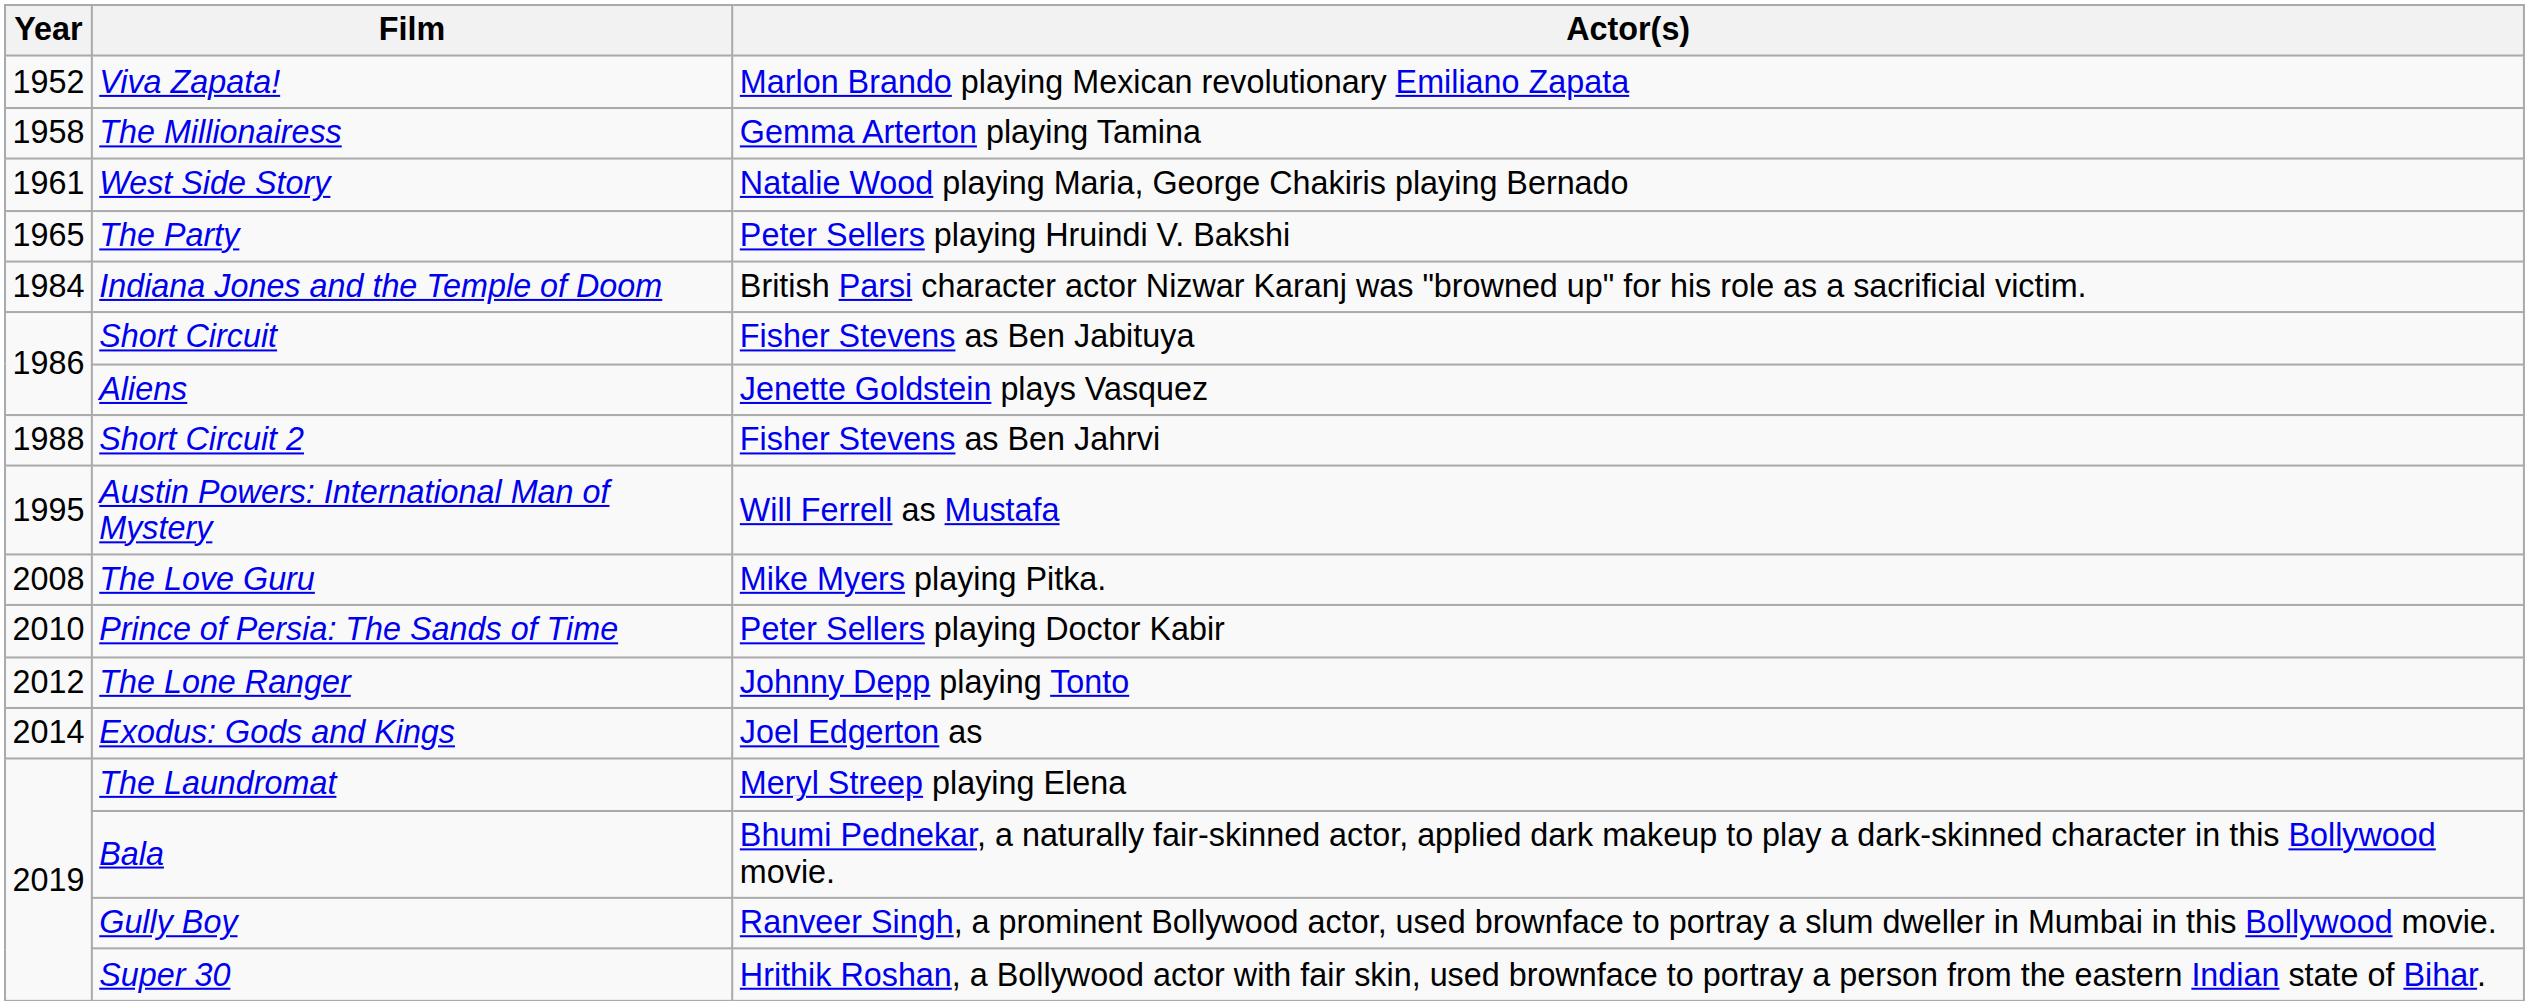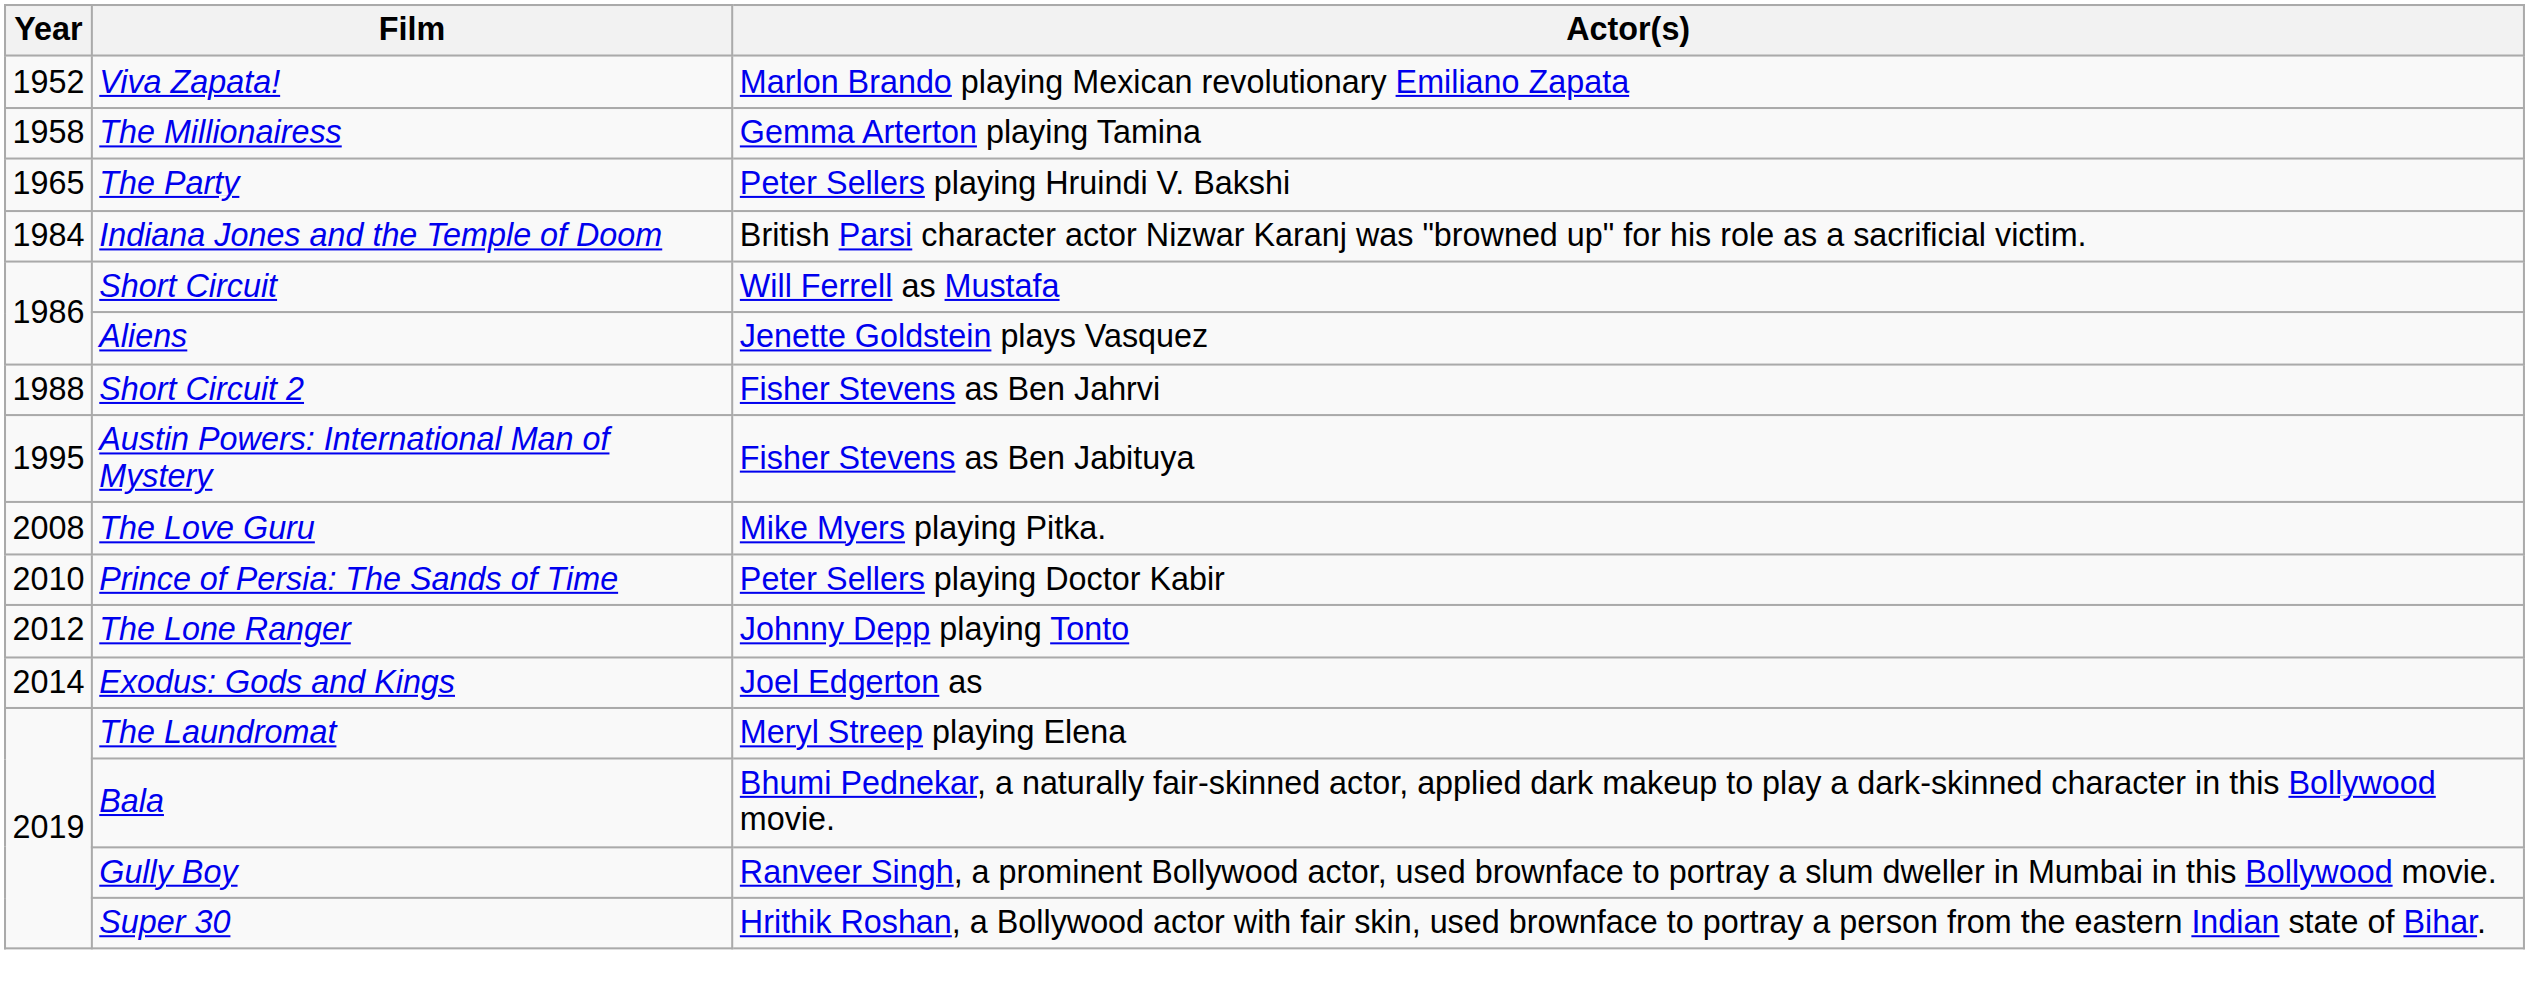- row: (215, 183)
(967, 337) Fisher Stevens as Ben Jabituya -> (900, 286) Will Ferrell as Mustafa
(900, 509) Will Ferrell as Mustafa -> (967, 458) Fisher Stevens as Ben Jabituya
